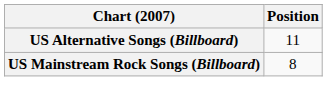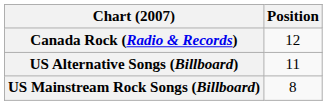+ row: (134, 40)
